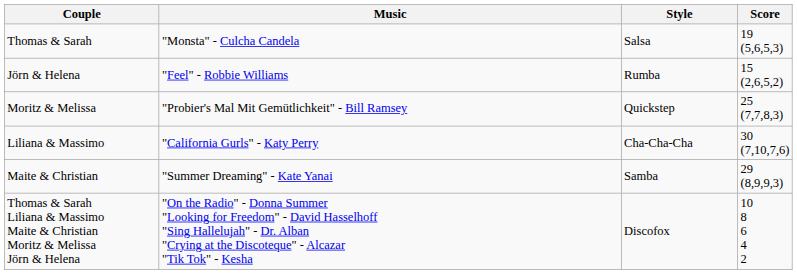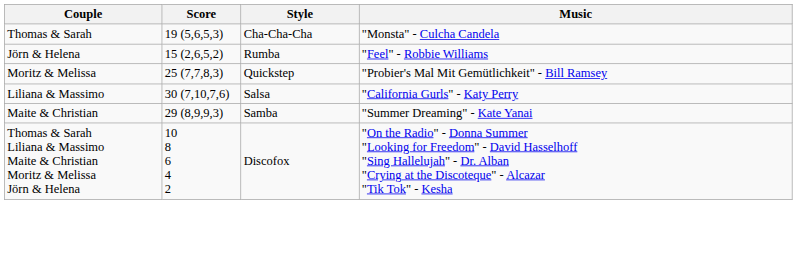columns swapped: (765, 14) <-> (390, 14)
(637, 41) Salsa -> (278, 34) Cha-Cha-Cha
(658, 142) Cha-Cha-Cha -> (257, 93) Salsa
